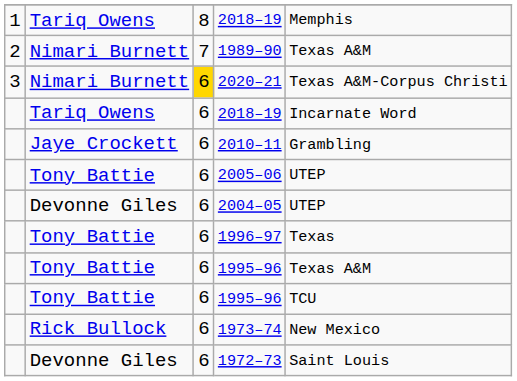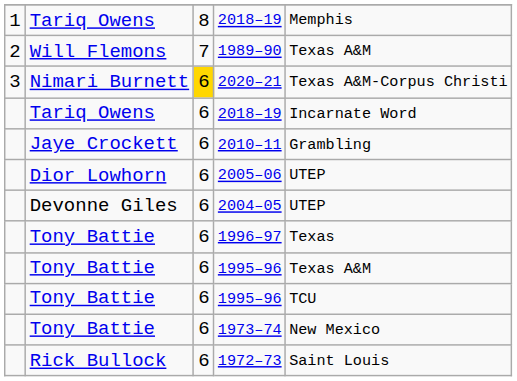(109, 51) Nimari Burnett -> (98, 51) Will Flemons
(92, 175) Tony Battie -> (98, 175) Dior Lowhorn
(98, 330) Rick Bullock -> (92, 330) Tony Battie
(104, 360) Devonne Giles -> (98, 360) Rick Bullock
